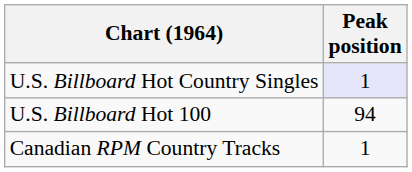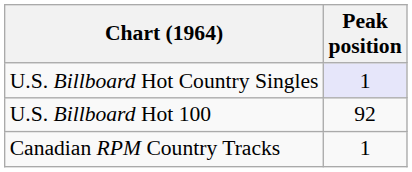(365, 114) 94 -> (365, 114) 92
